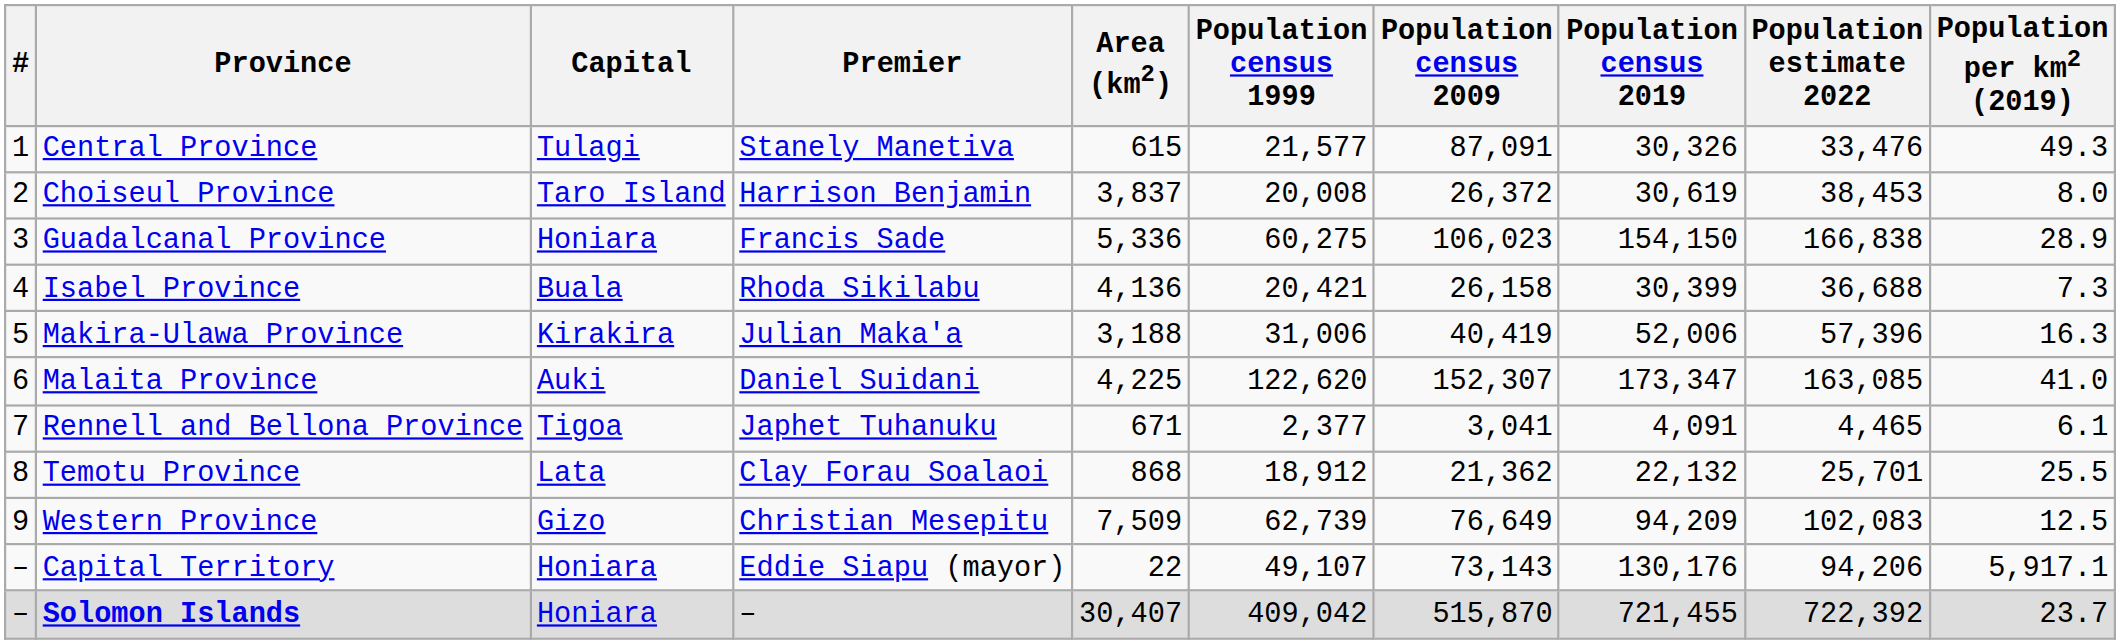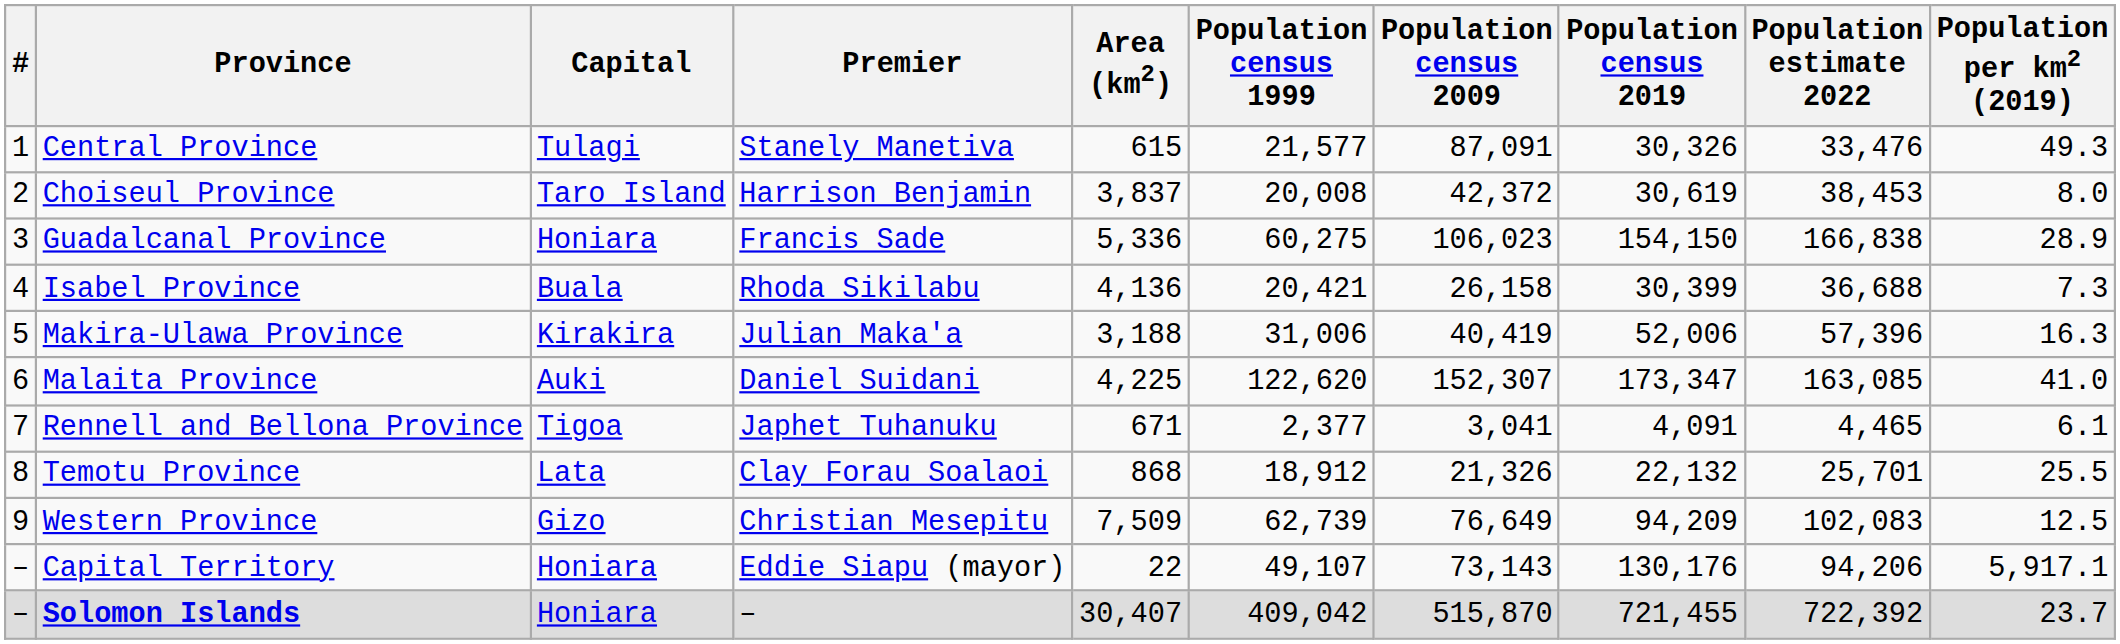(1501, 195) 26,372 -> (1501, 195) 42,372
(1501, 475) 21,362 -> (1501, 475) 21,326
